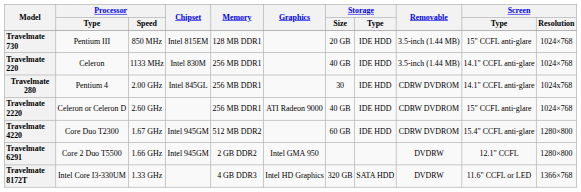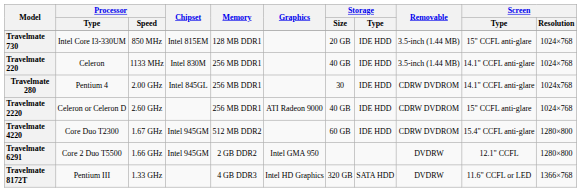(92, 41) Pentium III -> (92, 41) Intel Core I3-330UM
(92, 175) Intel Core I3-330UM -> (92, 175) Pentium III
